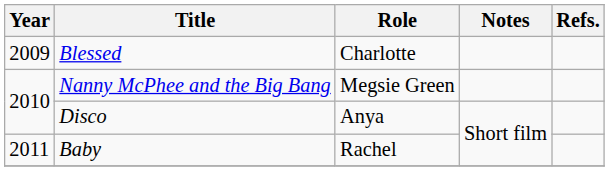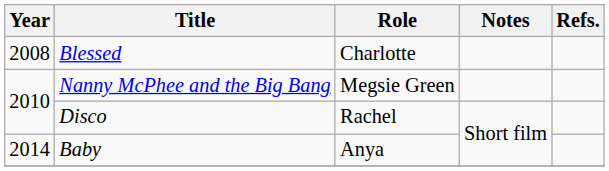(30, 52) 2009 -> (30, 52) 2008
(362, 117) Anya -> (368, 117) Rachel
(29, 149) 2011 -> (30, 149) 2014
(368, 149) Rachel -> (362, 149) Anya
